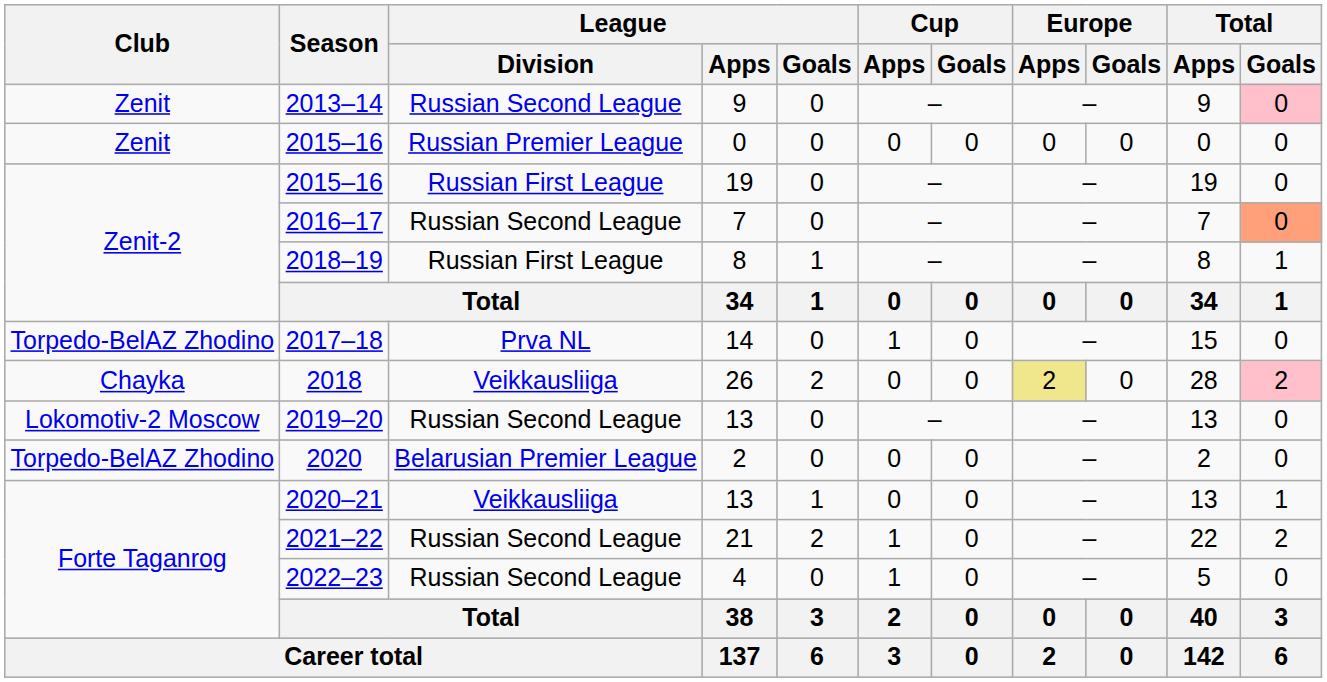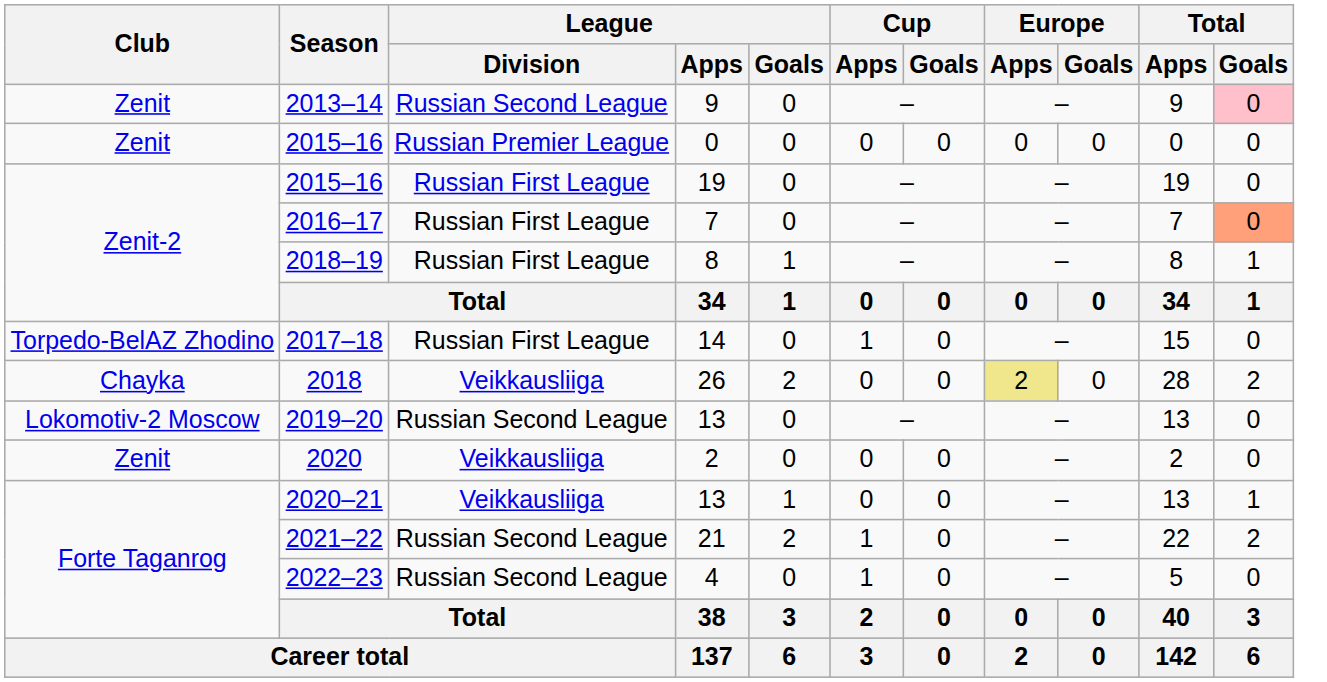(546, 222) Russian Second League -> (532, 222) Russian First League
(546, 340) Prva NL -> (532, 340) Russian First League
(1281, 380) pink background -> (1253, 380) no background
(142, 459) Torpedo-BelAZ Zhodino -> (142, 459) Zenit
(546, 459) Belarusian Premier League -> (532, 459) Veikkausliiga
